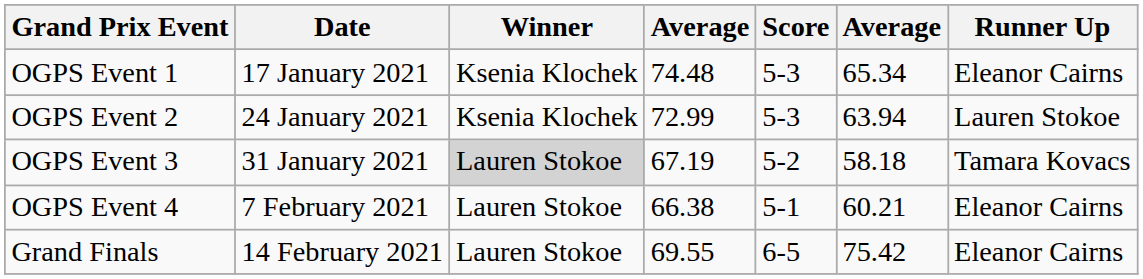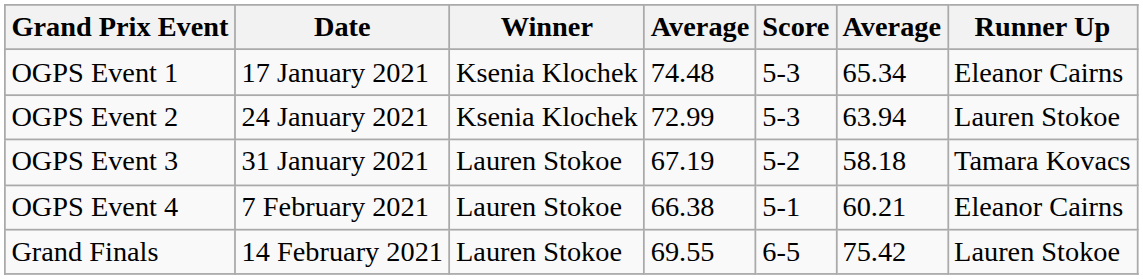(539, 161) lightgrey background -> (539, 161) no background
(1039, 251) Eleanor Cairns -> (1037, 251) Lauren Stokoe
